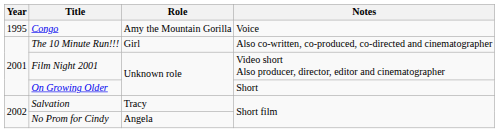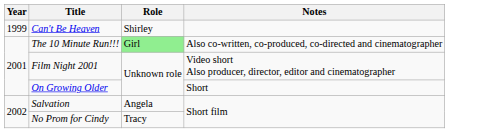- row: (45, 28)
+ row: (66, 28)
(132, 44) no background -> (132, 44) lightgreen background
(135, 103) Tracy -> (138, 103) Angela
(138, 119) Angela -> (135, 119) Tracy
